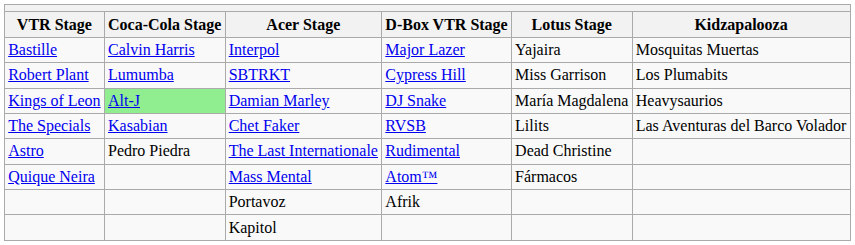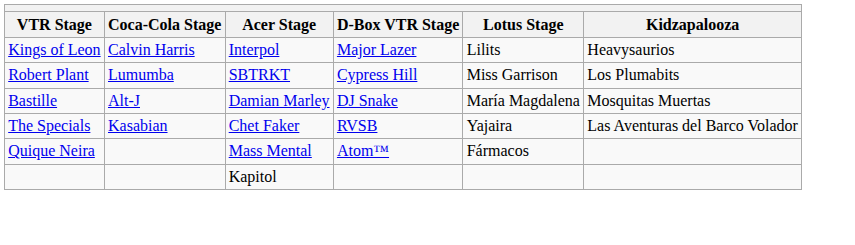(33, 49) Bastille -> (54, 49) Kings of Leon
(538, 49) Yajaira -> (484, 49) Lilits
(697, 49) Mosquitas Muertas -> (631, 49) Heavysaurios
(54, 100) Kings of Leon -> (33, 100) Bastille
(124, 100) lightgreen background -> (124, 100) no background
(679, 100) Heavysaurios -> (649, 100) Mosquitas Muertas
(532, 126) Lilits -> (489, 126) Yajaira
- row: (303, 151)
- row: (257, 202)
